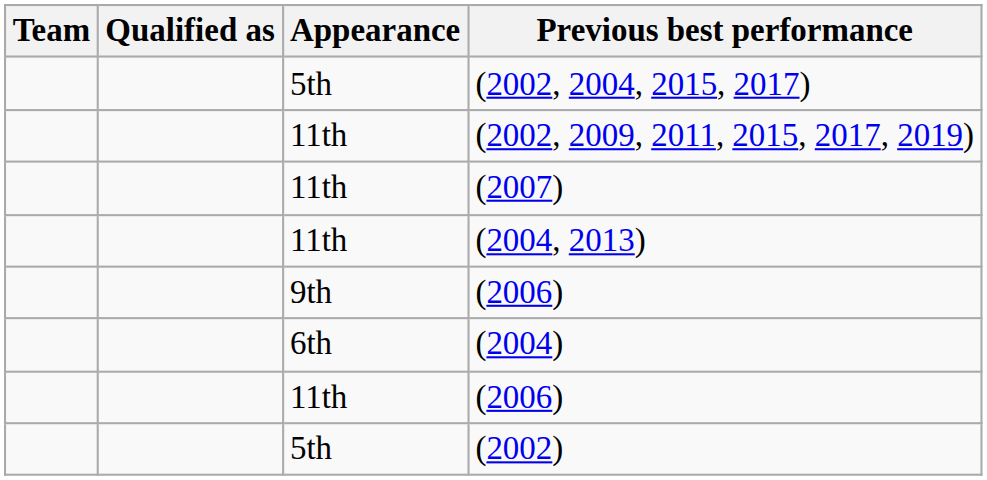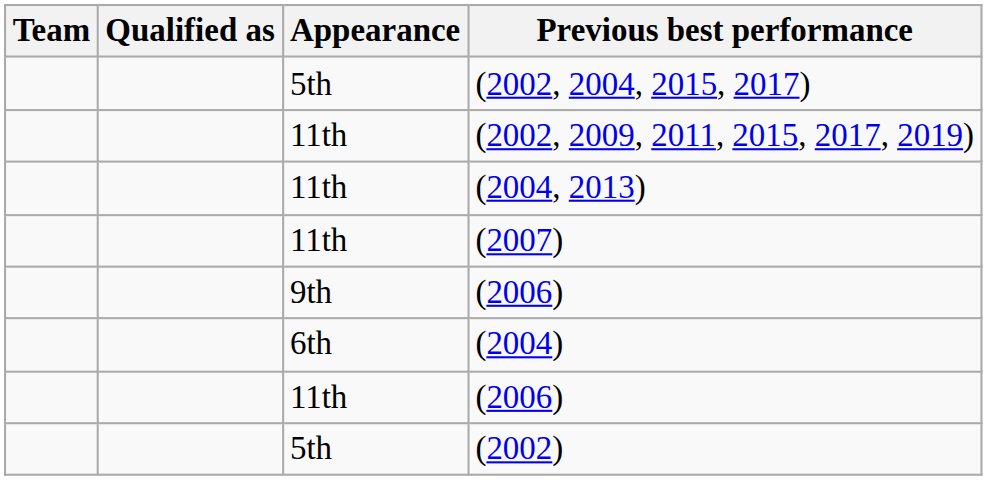rows swapped: (319, 187) <-> (319, 239)
